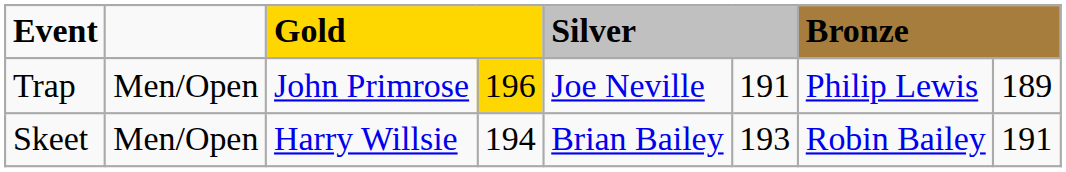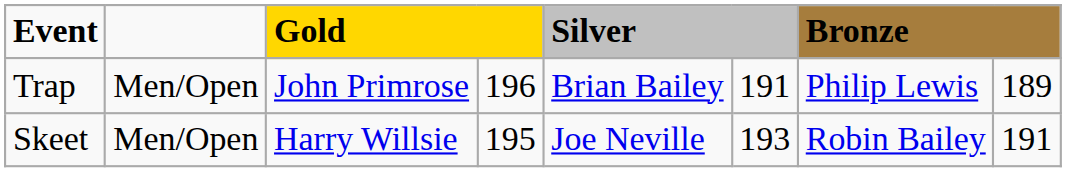(510, 85) gold background -> (510, 85) no background
(628, 85) Joe Neville -> (637, 85) Brian Bailey
(510, 138) 194 -> (510, 138) 195
(637, 138) Brian Bailey -> (628, 138) Joe Neville
